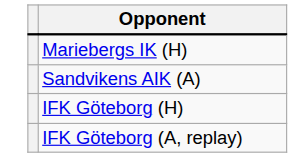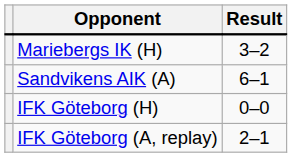+ column: (254, 19)
